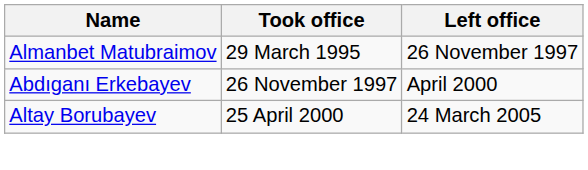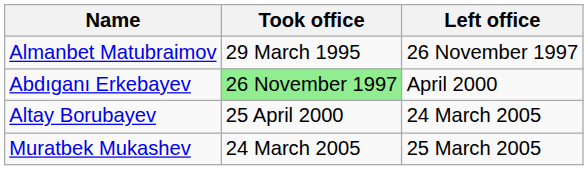(312, 84) no background -> (312, 84) lightgreen background
+ row: (100, 148)
